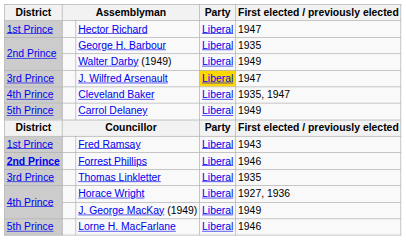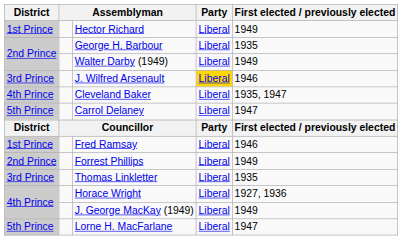(250, 29) 1947 -> (246, 29) 1949
(250, 78) 1947 -> (246, 78) 1946
(250, 111) 1949 -> (246, 111) 1947
(250, 144) 1943 -> (246, 144) 1946
(33, 161) bold -> (32, 161) normal
(250, 161) 1946 -> (246, 161) 1949
(250, 227) 1946 -> (246, 227) 1947
